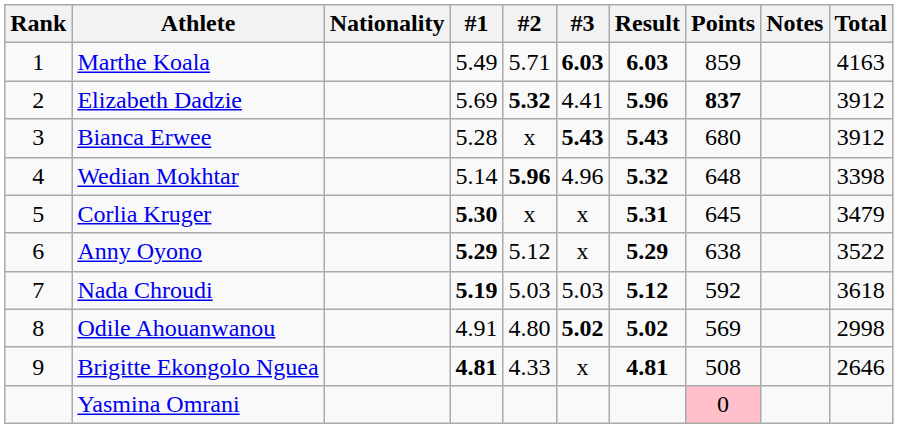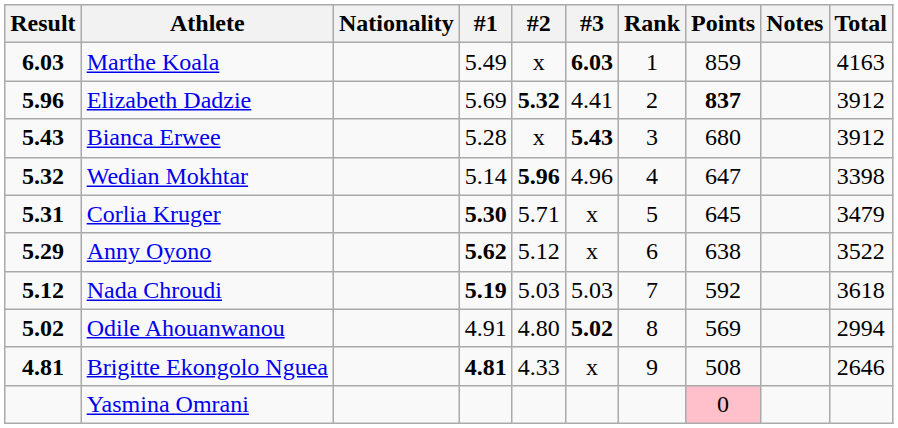columns swapped: (38, 23) <-> (647, 23)
(530, 61) 5.71 -> (539, 61) x
(723, 175) 648 -> (723, 175) 647
(530, 213) x -> (539, 213) 5.71
(476, 251) 5.29 -> (486, 251) 5.62
(861, 328) 2998 -> (861, 328) 2994
